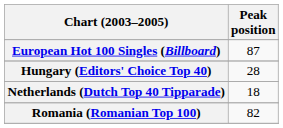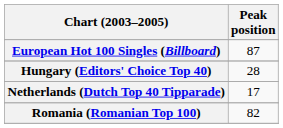(253, 92) 18 -> (253, 92) 17
